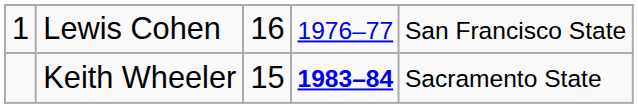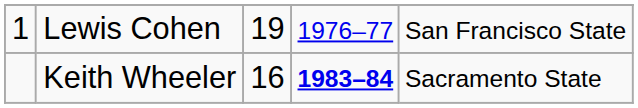(268, 28) 16 -> (268, 28) 19
(268, 77) 15 -> (268, 77) 16
